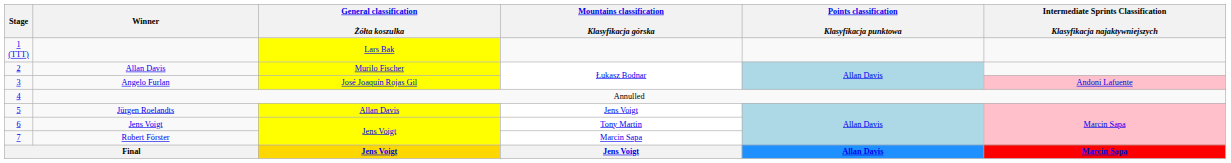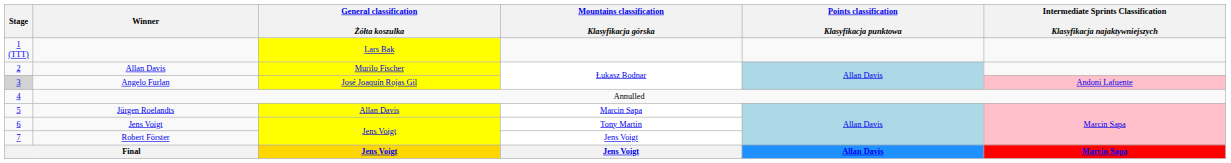(19, 83) no background -> (19, 83) lightgrey background
(621, 110) Jens Voigt -> (621, 110) Marcin Sapa
(621, 138) Marcin Sapa -> (621, 138) Jens Voigt
